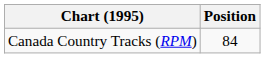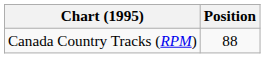(230, 40) 84 -> (230, 40) 88
